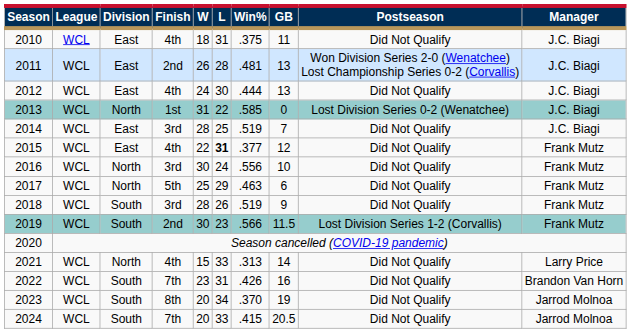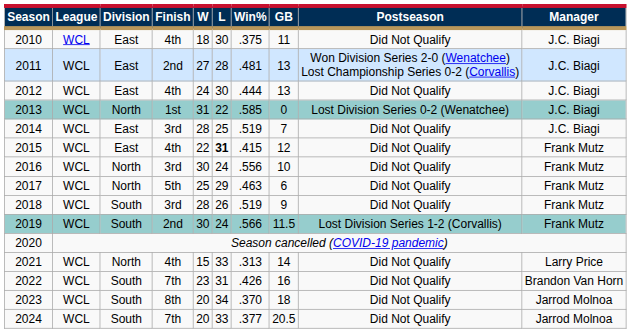(222, 39) 31 -> (222, 39) 30
(203, 65) 26 -> (203, 65) 27
(250, 148) .377 -> (250, 148) .415
(222, 224) 23 -> (222, 224) 24
(284, 300) 19 -> (284, 300) 18
(250, 319) .415 -> (250, 319) .377
